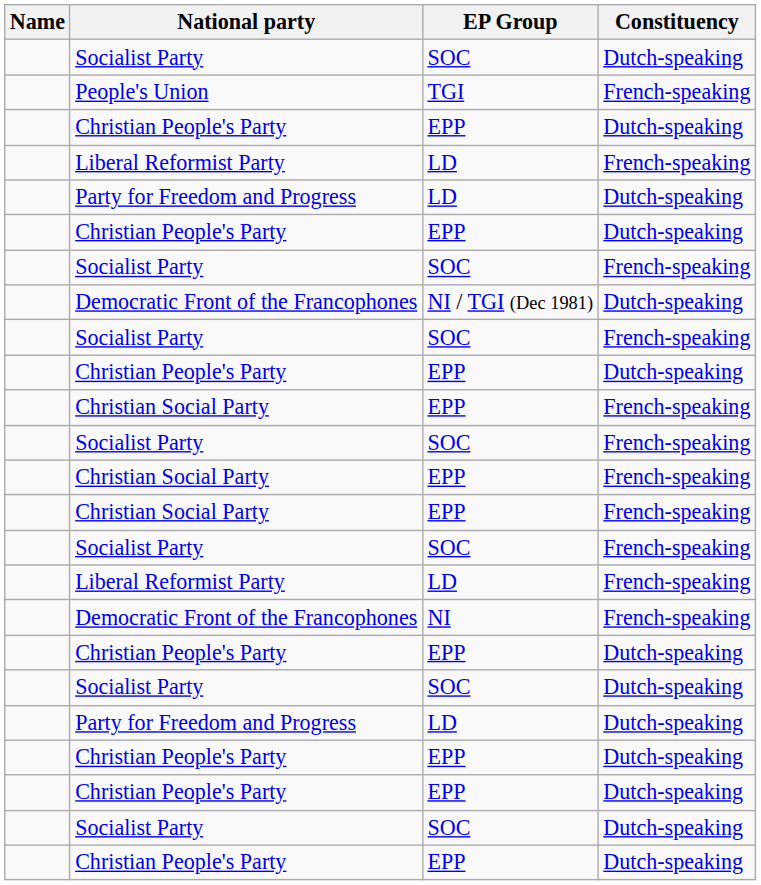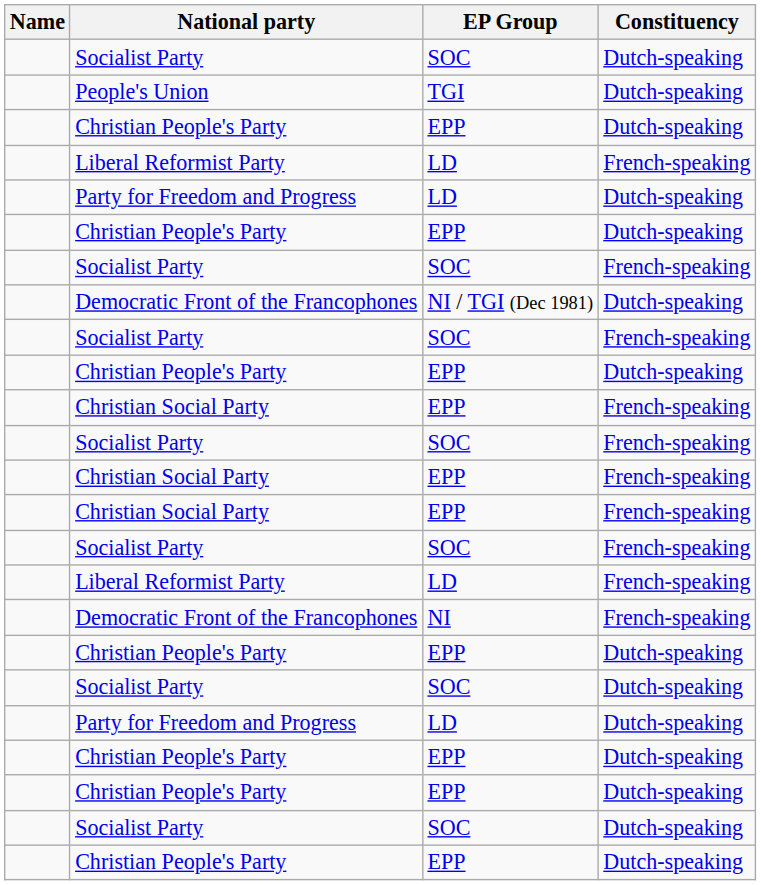(677, 92) French-speaking -> (673, 92) Dutch-speaking
